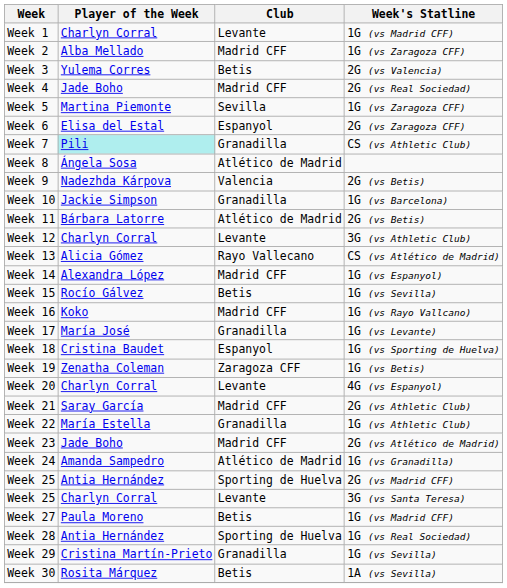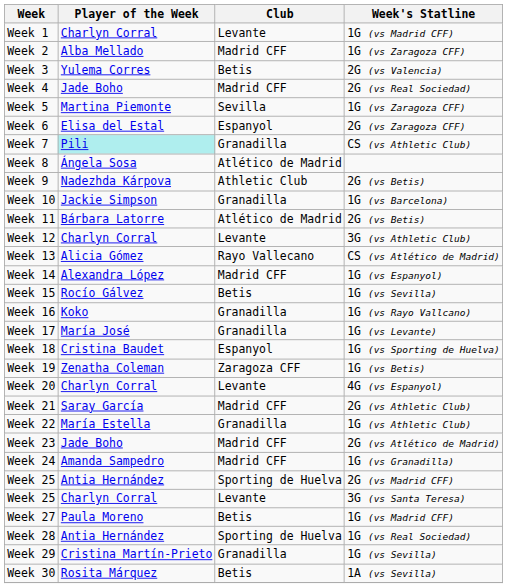(245, 182) Valencia -> (263, 182) Athletic Club
(252, 312) Madrid CFF -> (252, 312) Granadilla
(280, 461) Atlético de Madrid -> (252, 461) Madrid CFF
